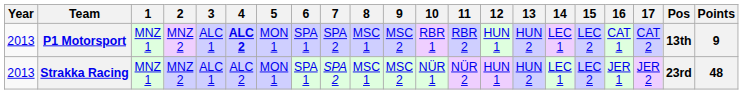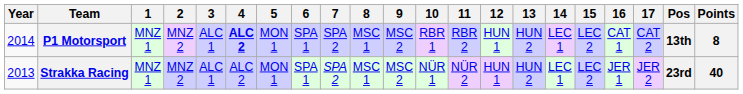(21, 40) 2013 -> (21, 40) 2014
(716, 40) 9 -> (716, 40) 8
(716, 73) 48 -> (716, 73) 40
